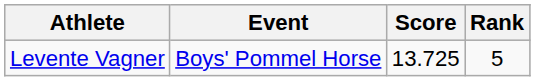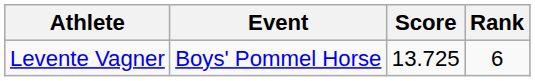(497, 58) 5 -> (497, 58) 6
